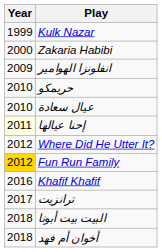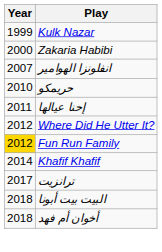(20, 68) 2009 -> (20, 68) 2007
- row: (66, 107)
(19, 125) lightyellow background -> (19, 106) no background
(20, 180) 2016 -> (20, 161) 2014
